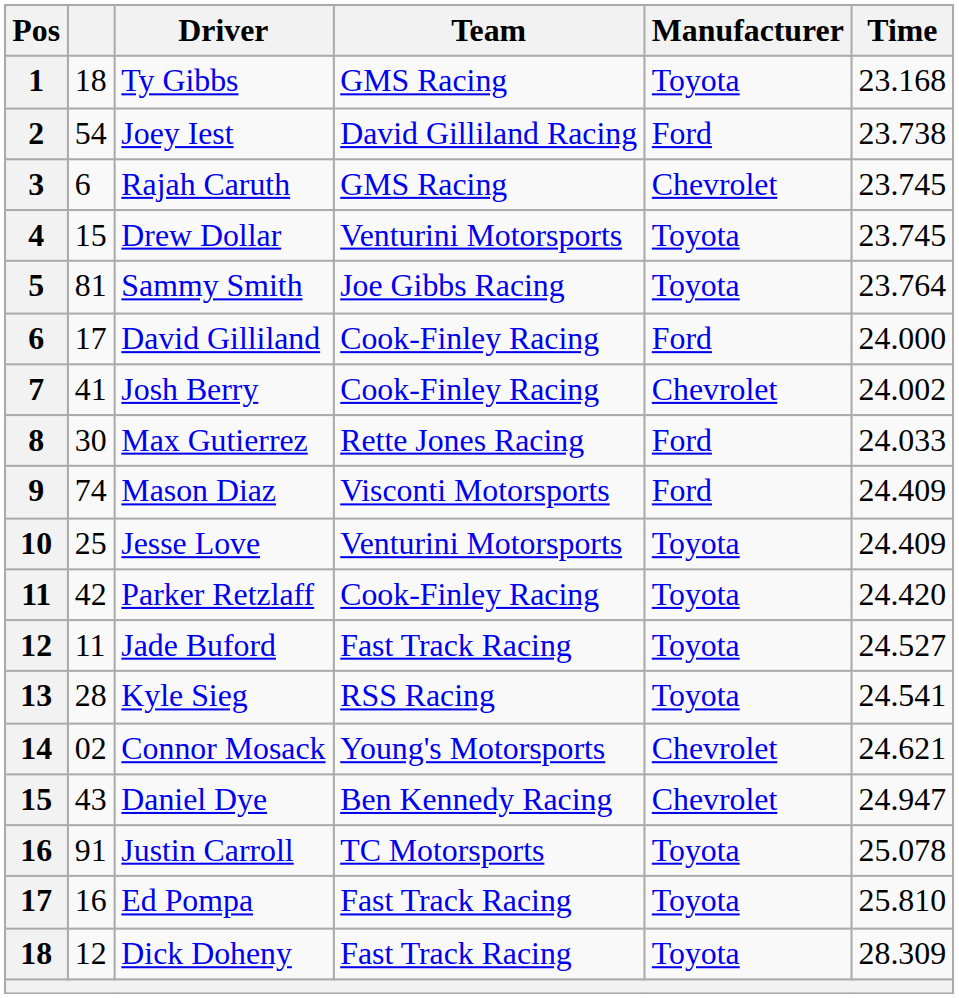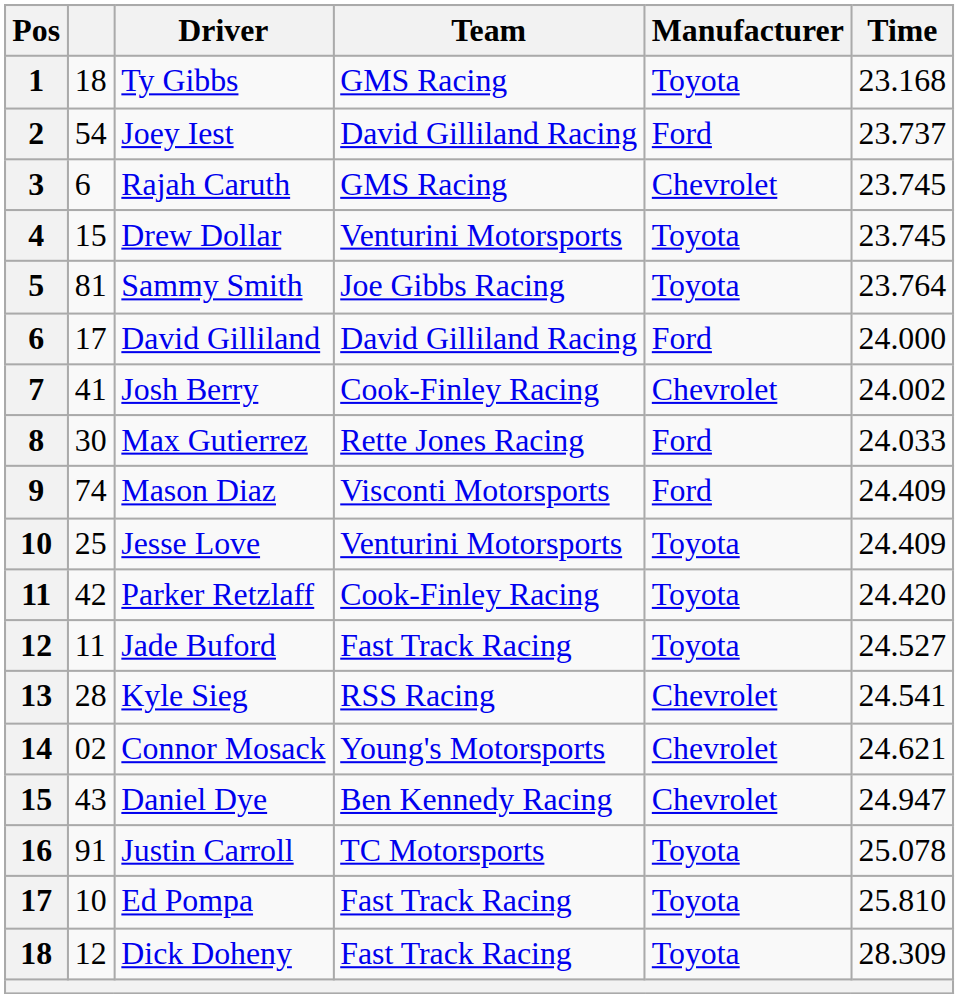(902, 132) 23.738 -> (902, 132) 23.737
(470, 337) Cook-Finley Racing -> (489, 337) David Gilliland Racing
(696, 696) Toyota -> (715, 696) Chevrolet
(91, 901) 16 -> (91, 901) 10
